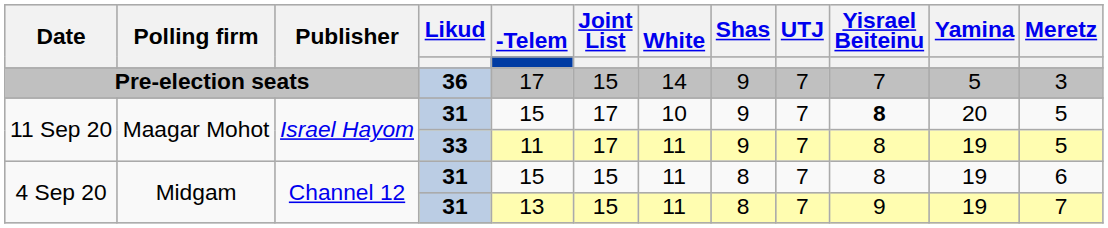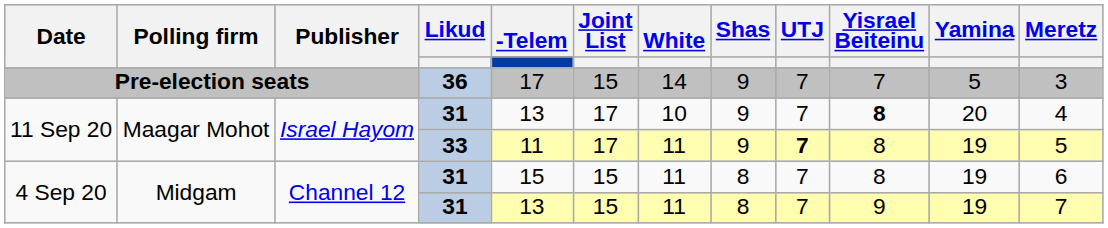(532, 114) 15 -> (532, 114) 13
(1061, 114) 5 -> (1061, 114) 4
(802, 145) normal -> (802, 145) bold
